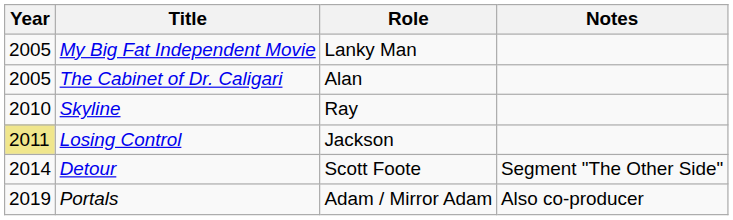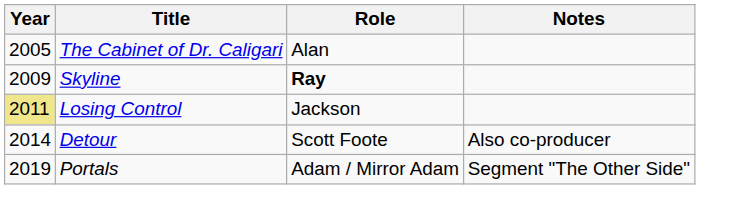- row: (188, 49)
(30, 109) 2010 -> (30, 79) 2009
(341, 109) normal -> (308, 79) bold
(612, 169) Segment "The Other Side" -> (539, 139) Also co-producer
(572, 199) Also co-producer -> (579, 169) Segment "The Other Side"
